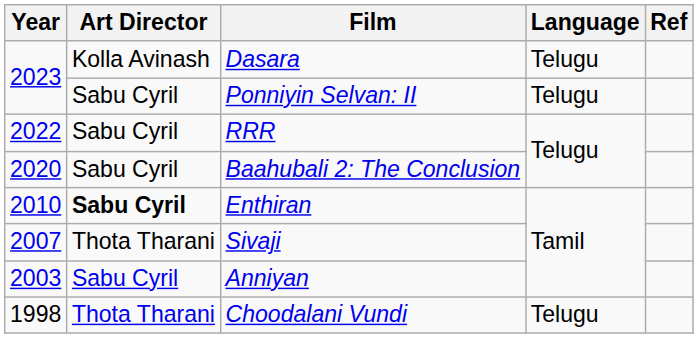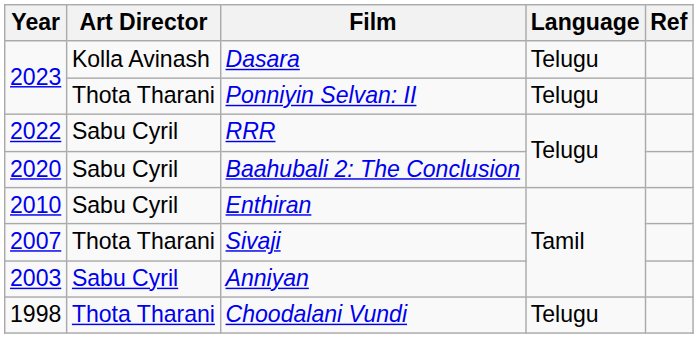(125, 95) Sabu Cyril -> (143, 95) Thota Tharani
(129, 205) bold -> (125, 205) normal
